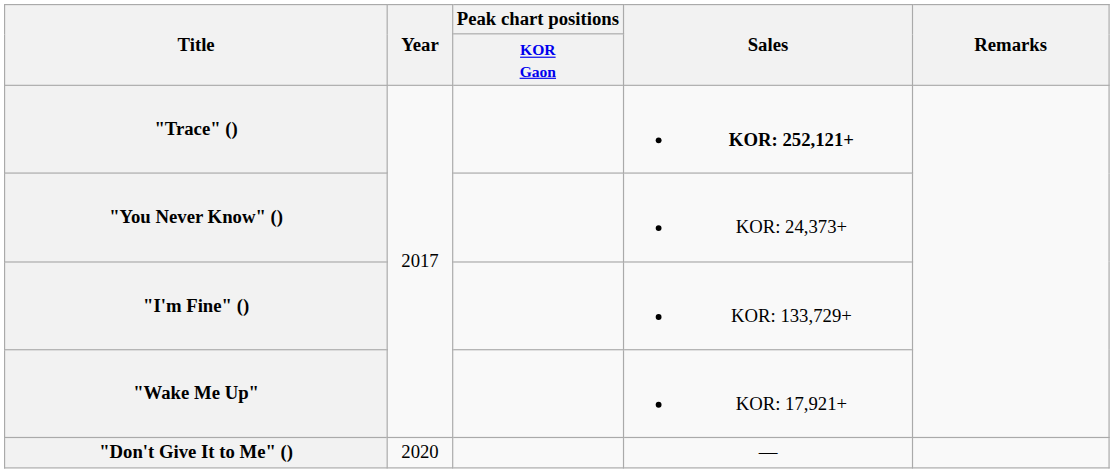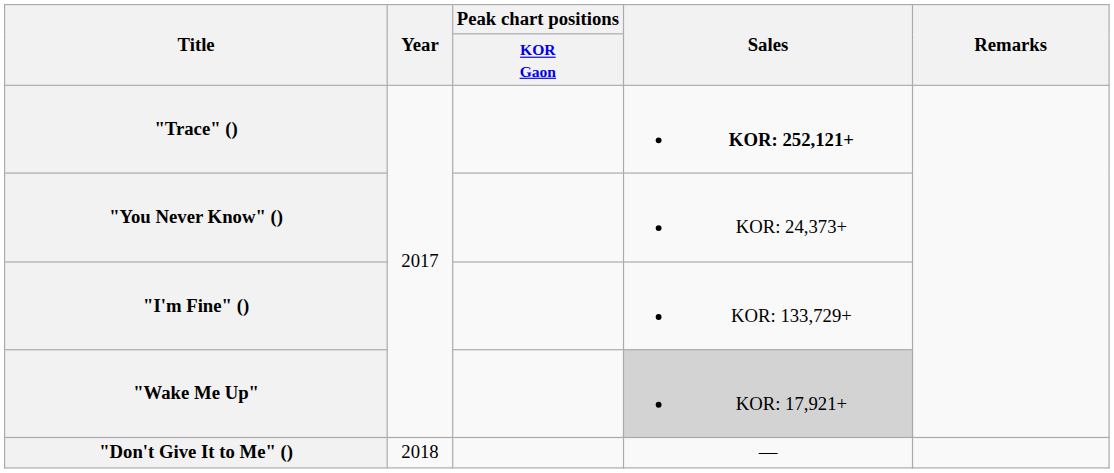(768, 404) no background -> (768, 404) lightgrey background
(420, 452) 2020 -> (420, 452) 2018
